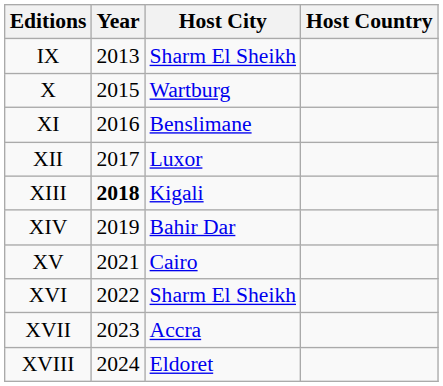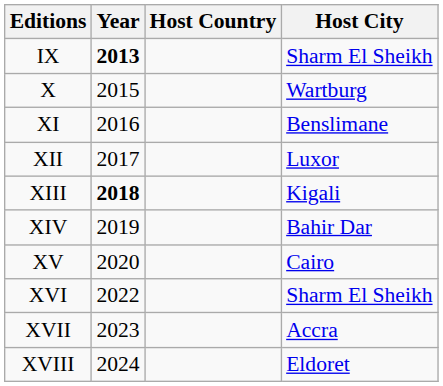columns swapped: (369, 21) <-> (223, 21)
(118, 55) normal -> (118, 55) bold
(118, 261) 2021 -> (118, 261) 2020
